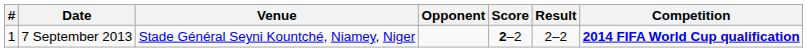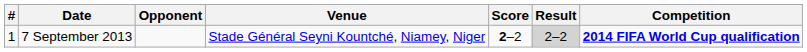columns swapped: (277, 15) <-> (453, 15)
(556, 36) no background -> (556, 36) lightgrey background
